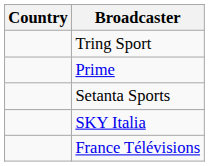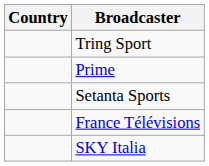rows swapped: (138, 148) <-> (111, 122)
